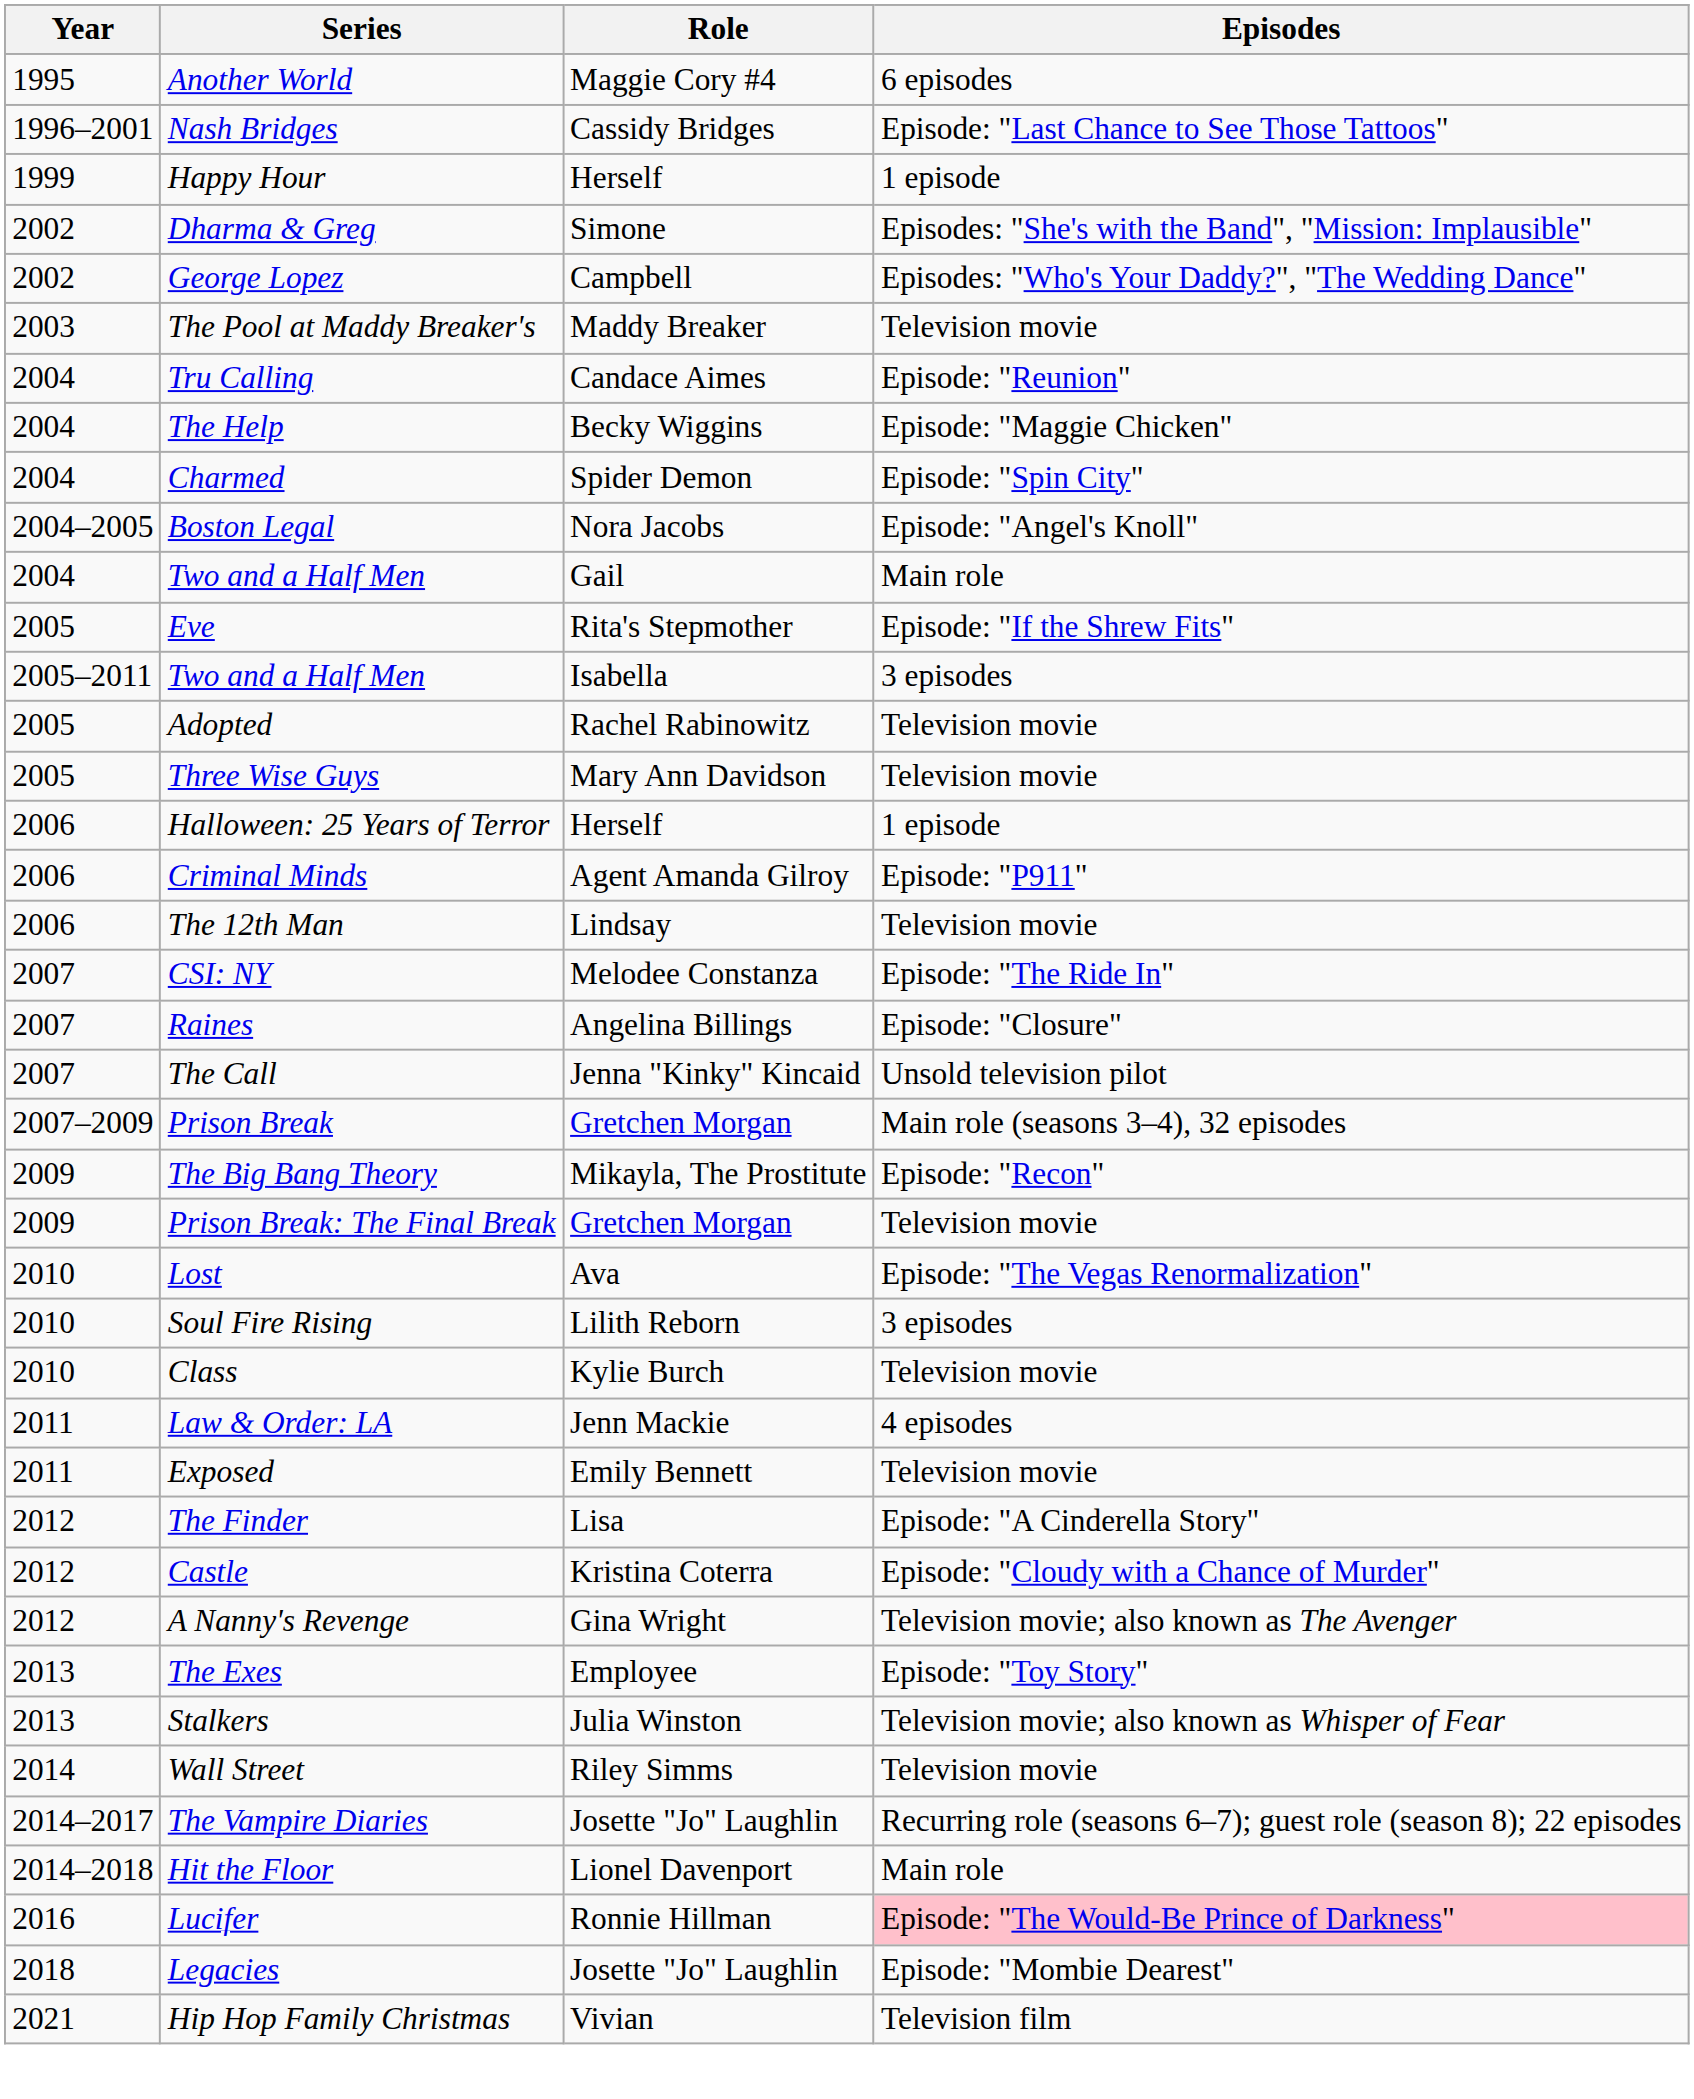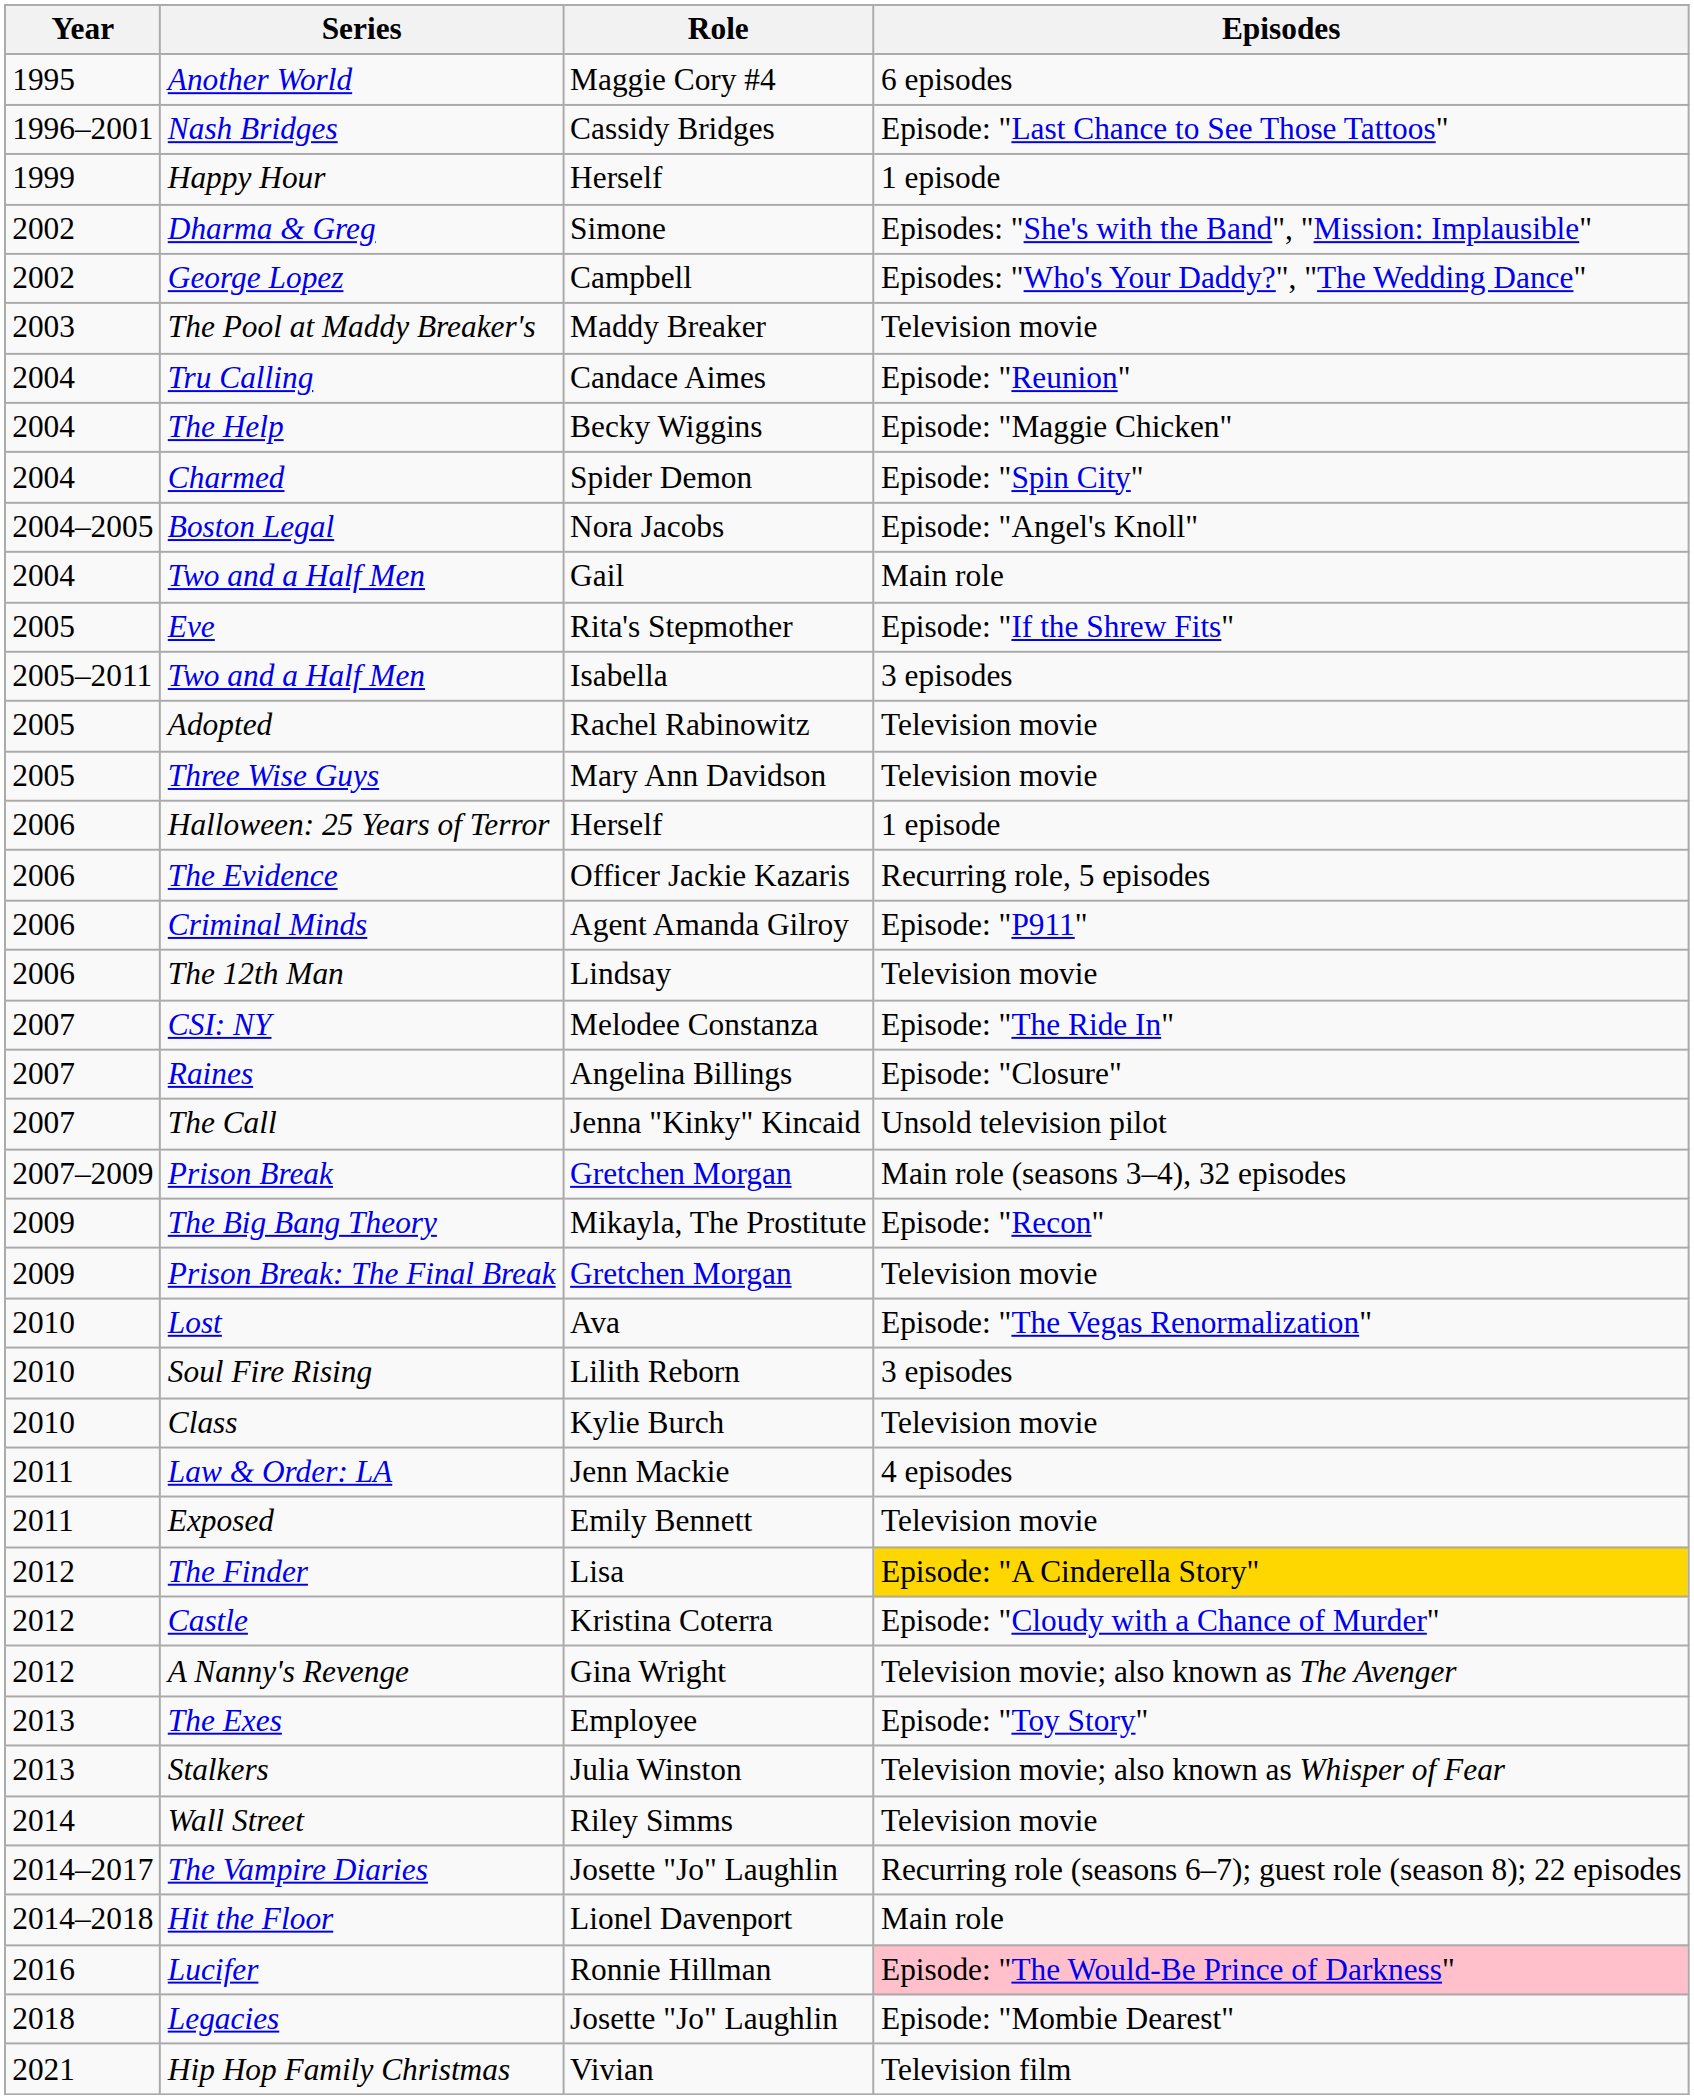+ row: (253, 874)
(1070, 1521) no background -> (1070, 1571) gold background
